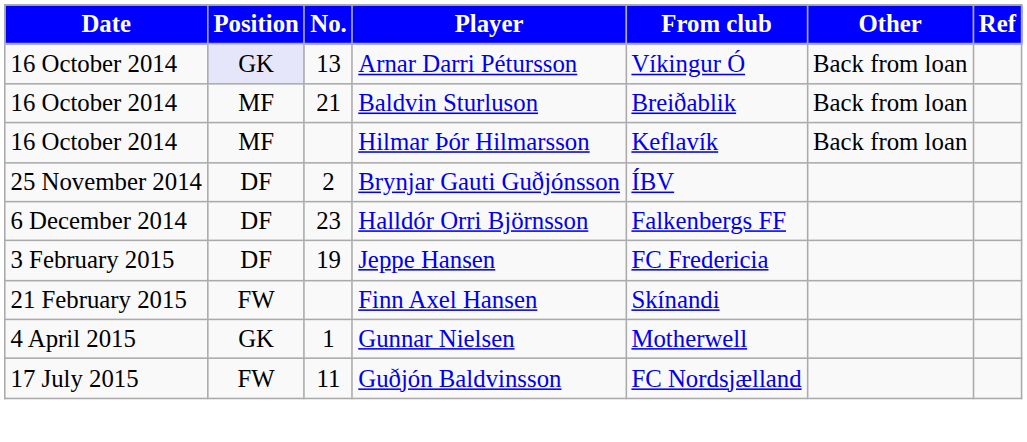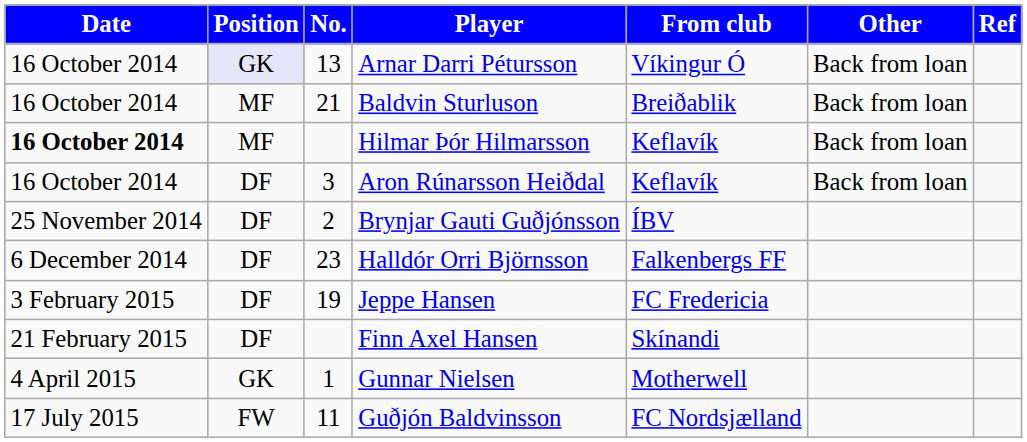(94, 142) normal -> (97, 142) bold
+ row: (482, 181)
(256, 299) FW -> (256, 338) DF
